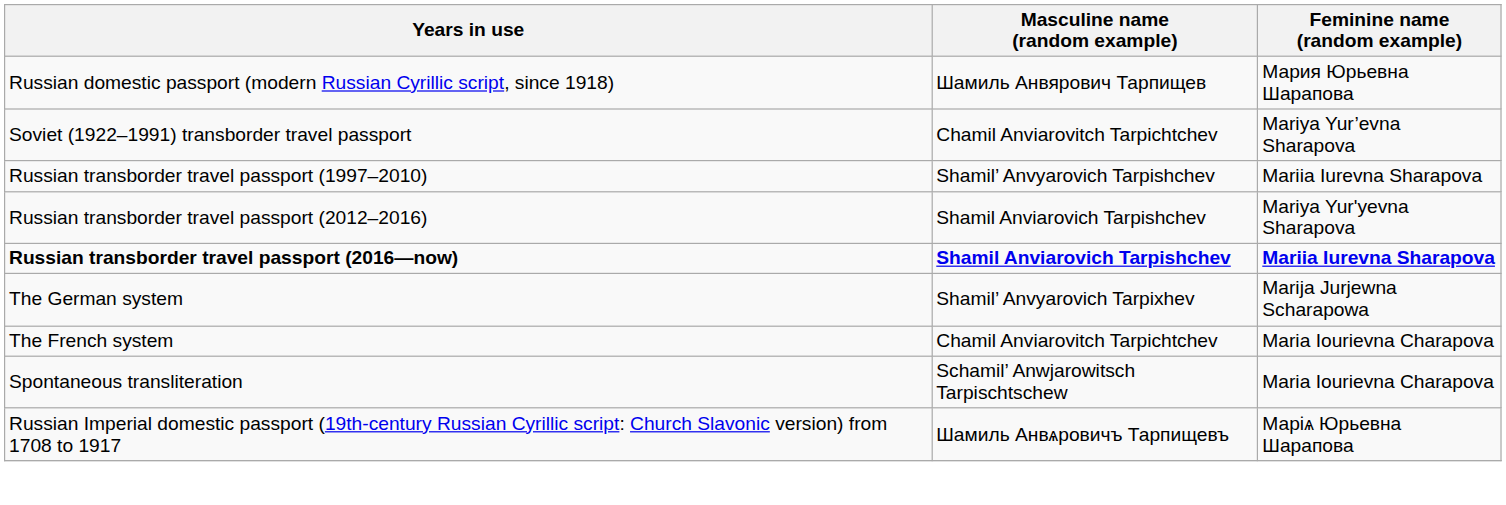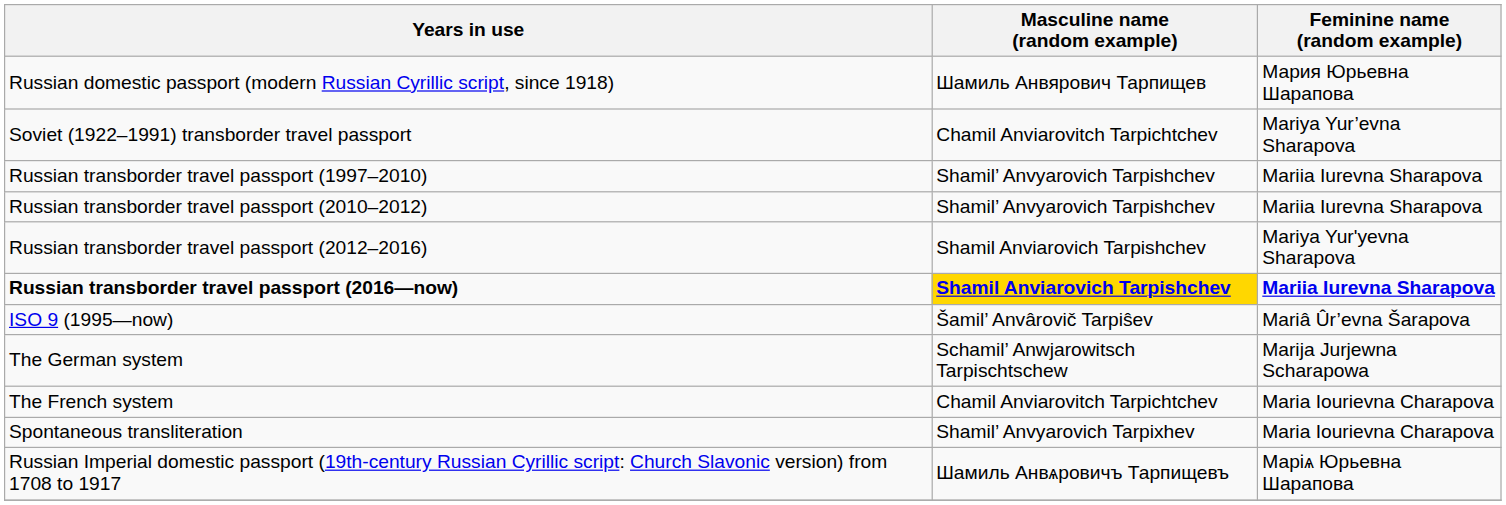+ row: (218, 206)
(1084, 258) no background -> (1084, 288) gold background
+ row: (91, 319)
(1065, 299) Shamil’ Anvyarovich Tarpixhev -> (1036, 360) Schamil’ Anwjarowitsch Tarpischtschew
(1036, 382) Schamil’ Anwjarowitsch Tarpischtschew -> (1065, 432) Shamil’ Anvyarovich Tarpixhev
